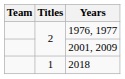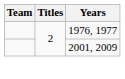- row: (79, 64)
